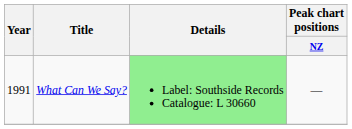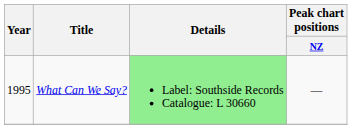(19, 89) 1991 -> (19, 89) 1995
